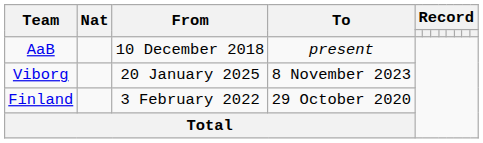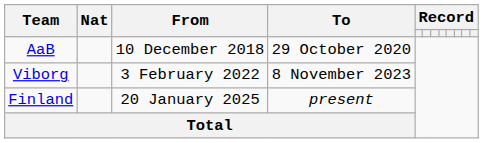(341, 50) present -> (341, 50) 29 October 2020
(190, 75) 20 January 2025 -> (190, 75) 3 February 2022
(190, 100) 3 February 2022 -> (190, 100) 20 January 2025
(341, 100) 29 October 2020 -> (341, 100) present
